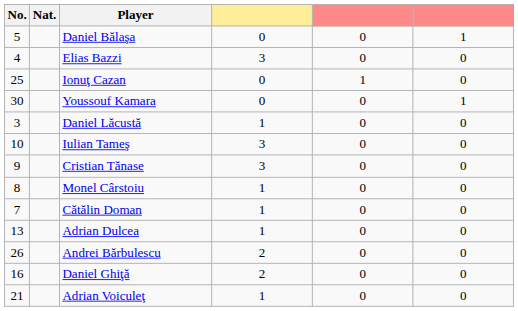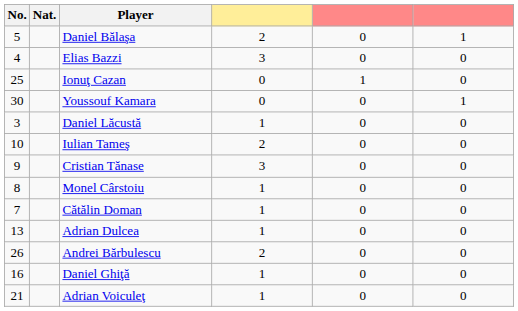(262, 37) 0 -> (262, 37) 2
(262, 144) 3 -> (262, 144) 2
(262, 274) 2 -> (262, 274) 1
